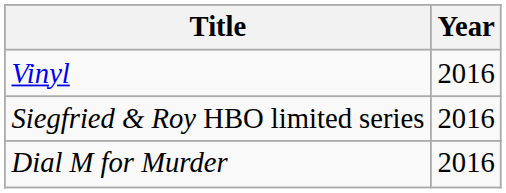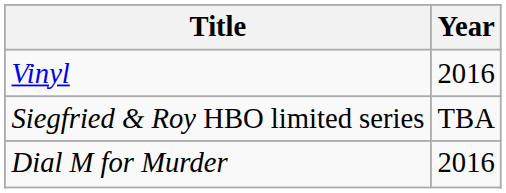(466, 118) 2016 -> (466, 118) TBA
